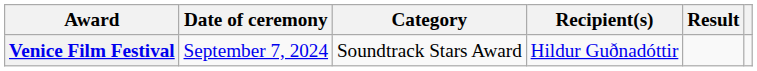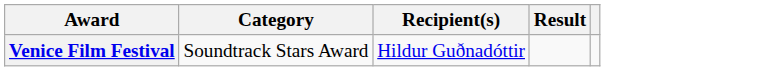- column: (256, 19)
